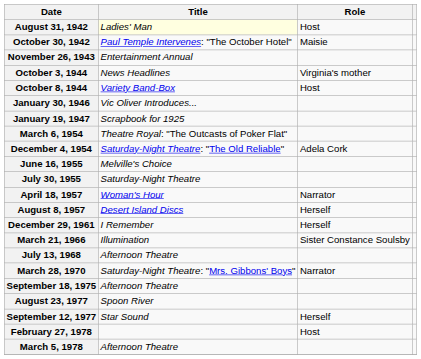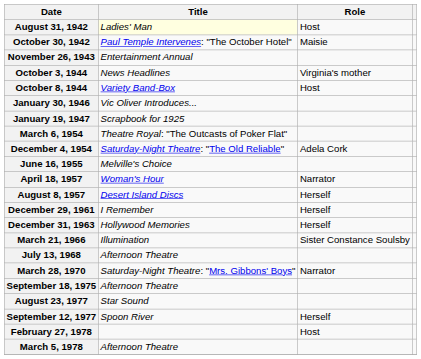- row: (51, 179)
+ row: (51, 225)
(127, 301) Spoon River -> (125, 301) Star Sound
(125, 316) Star Sound -> (127, 316) Spoon River
